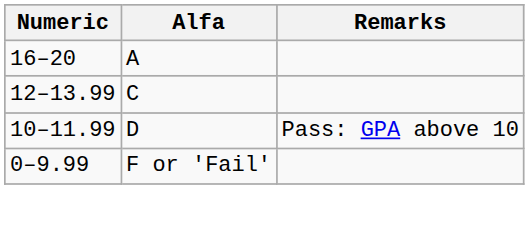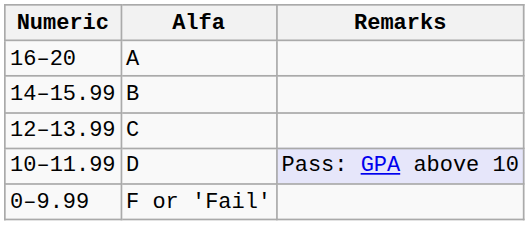+ row: (63, 94)
(400, 130) no background -> (400, 166) lavender background
